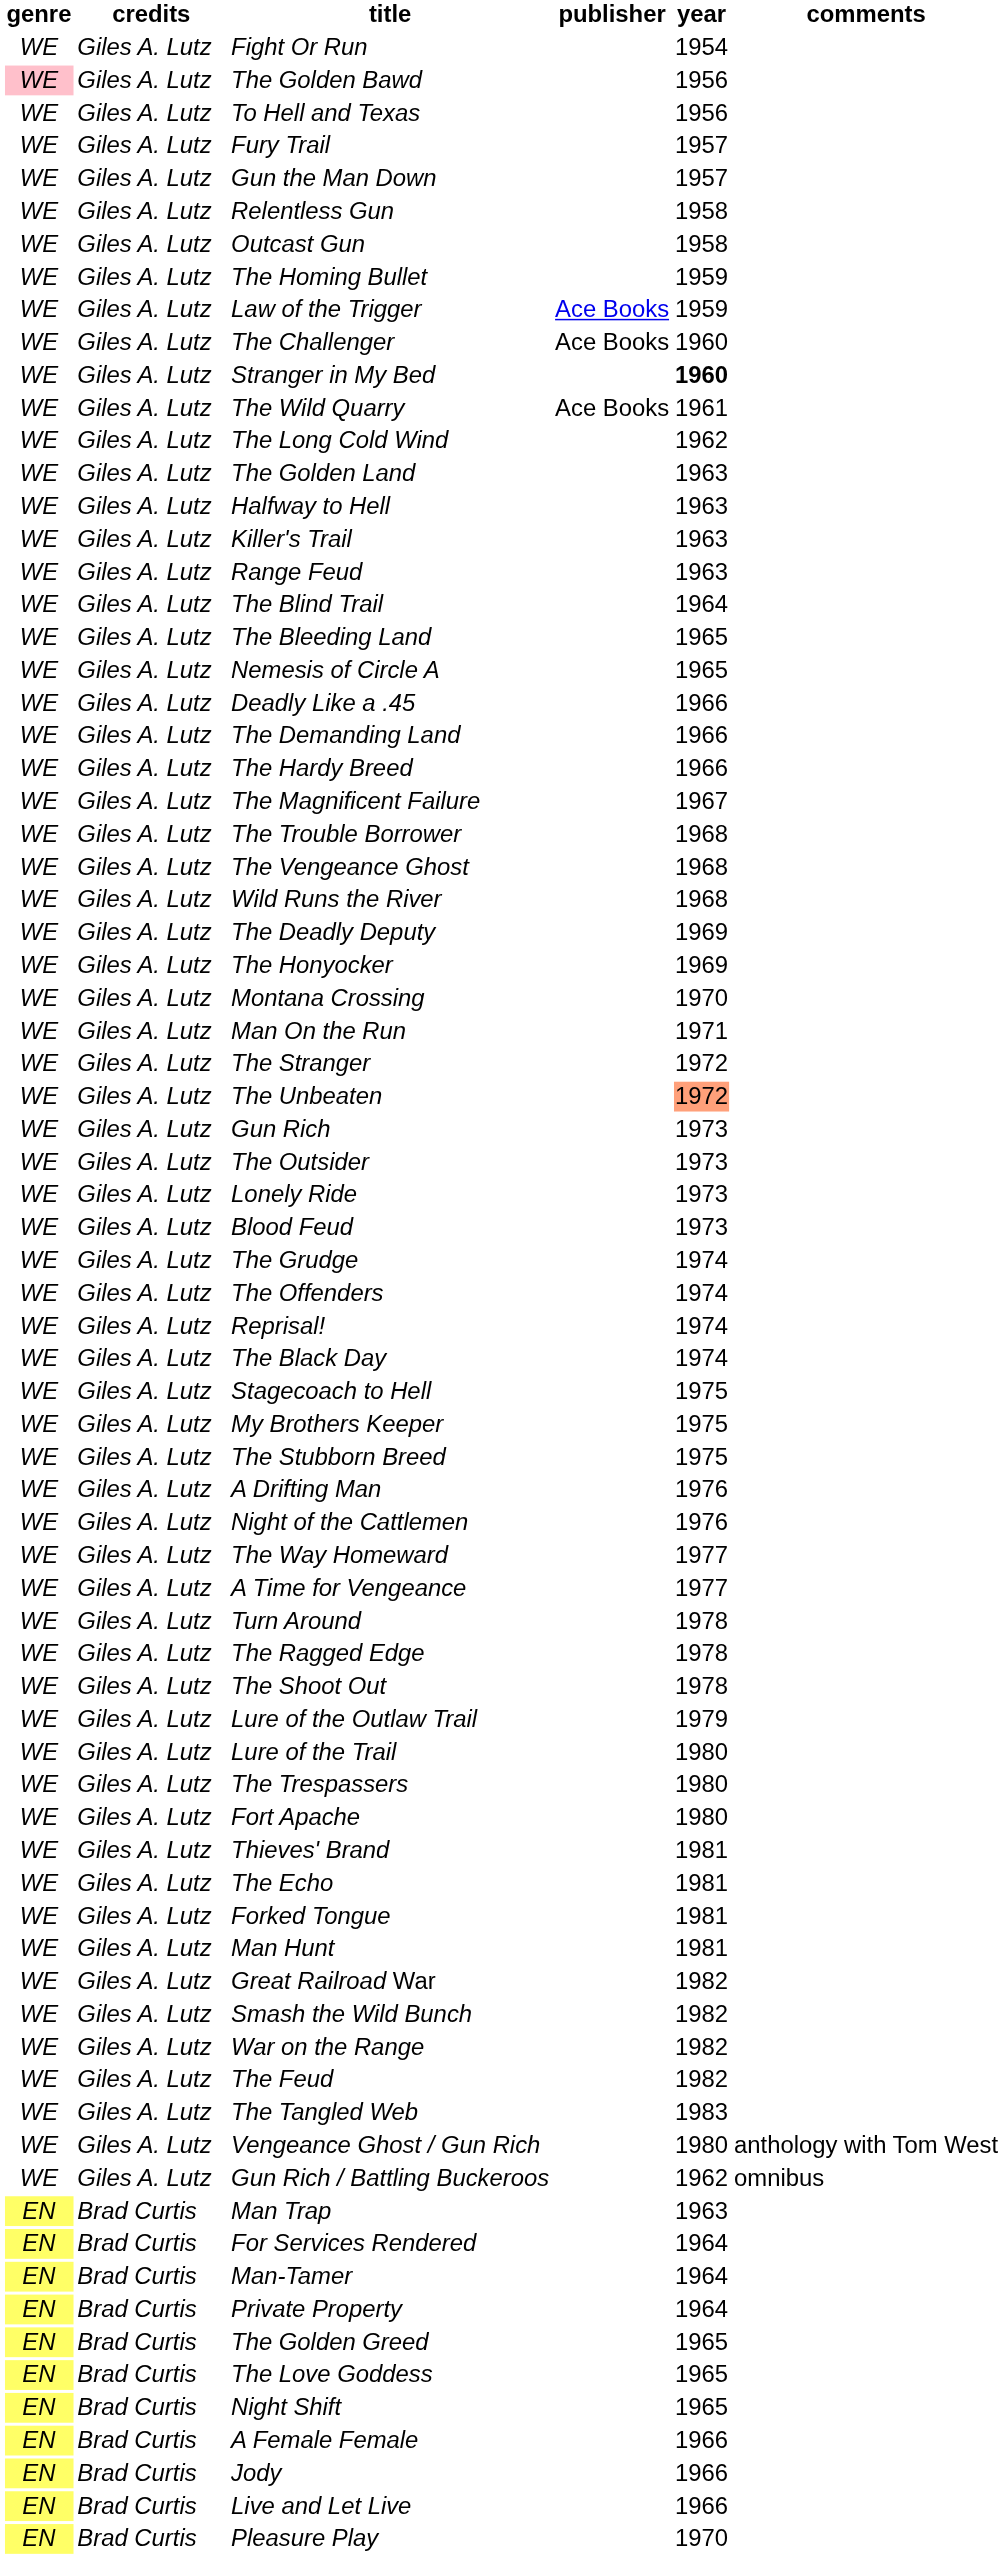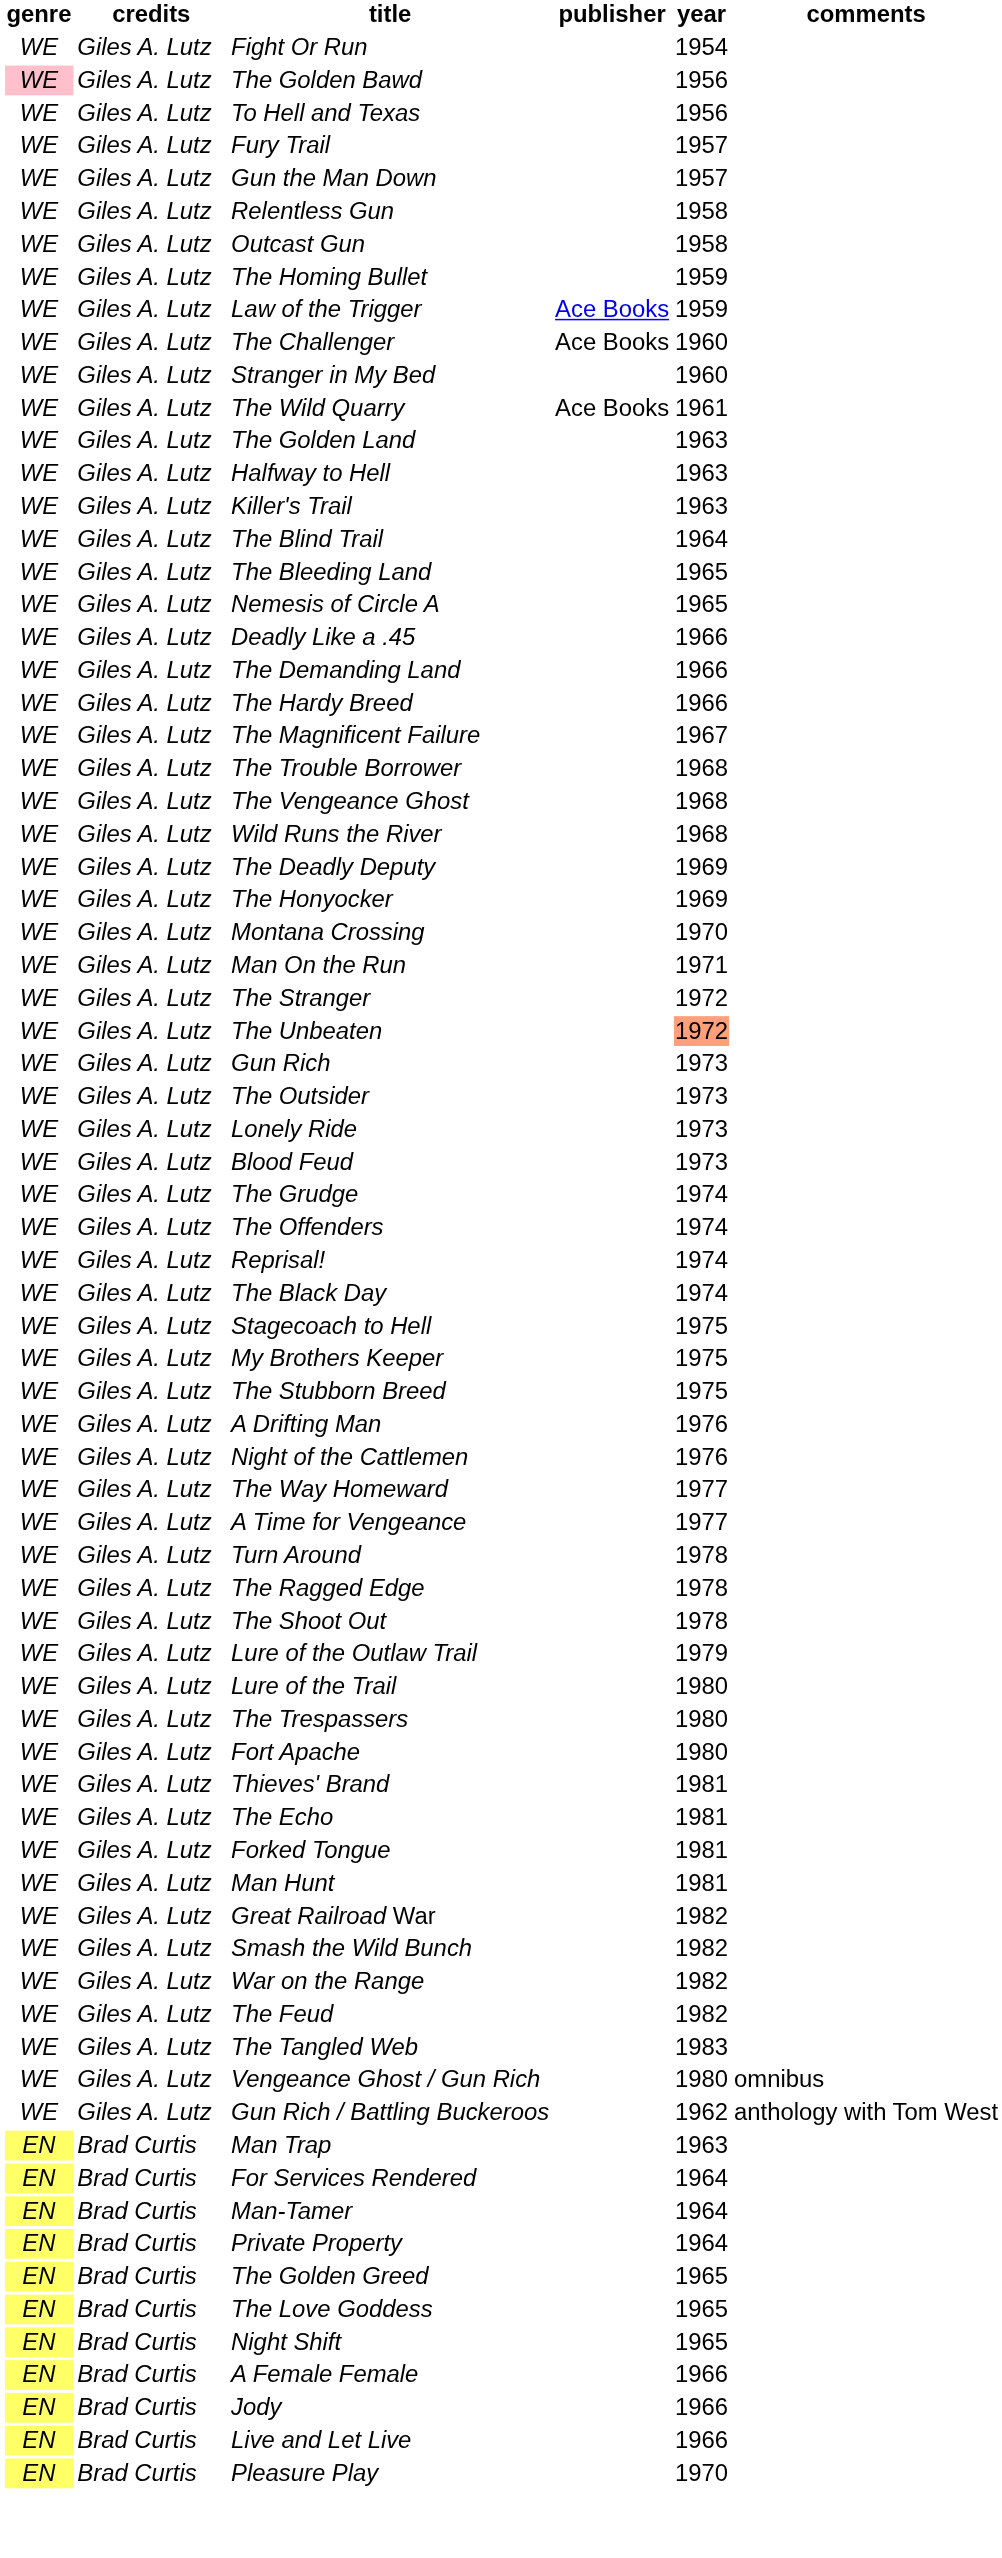(702, 375) bold -> (702, 375) normal
- row: (340, 440)
- row: (297, 571)
(866, 2145) anthology with Tom West -> (779, 2079) omnibus
(779, 2178) omnibus -> (866, 2112) anthology with Tom West
